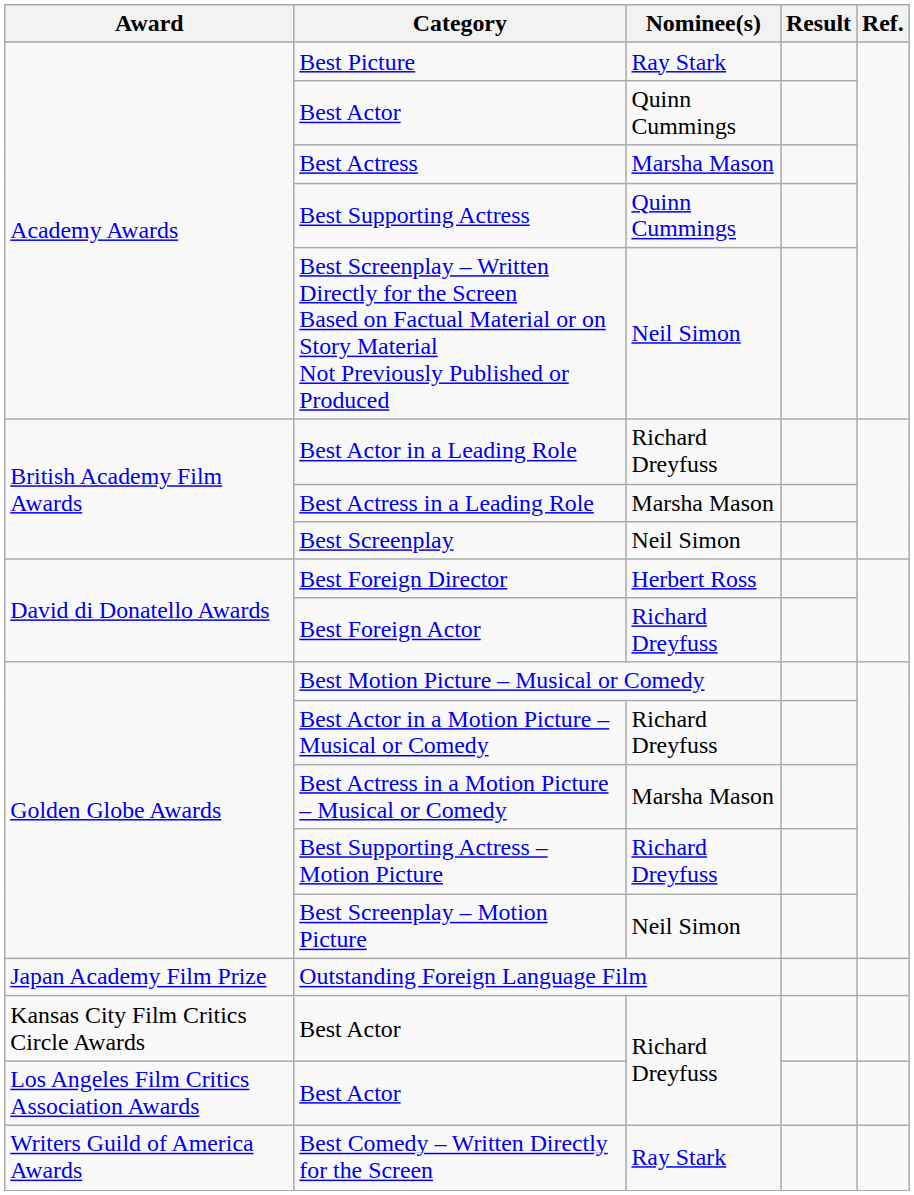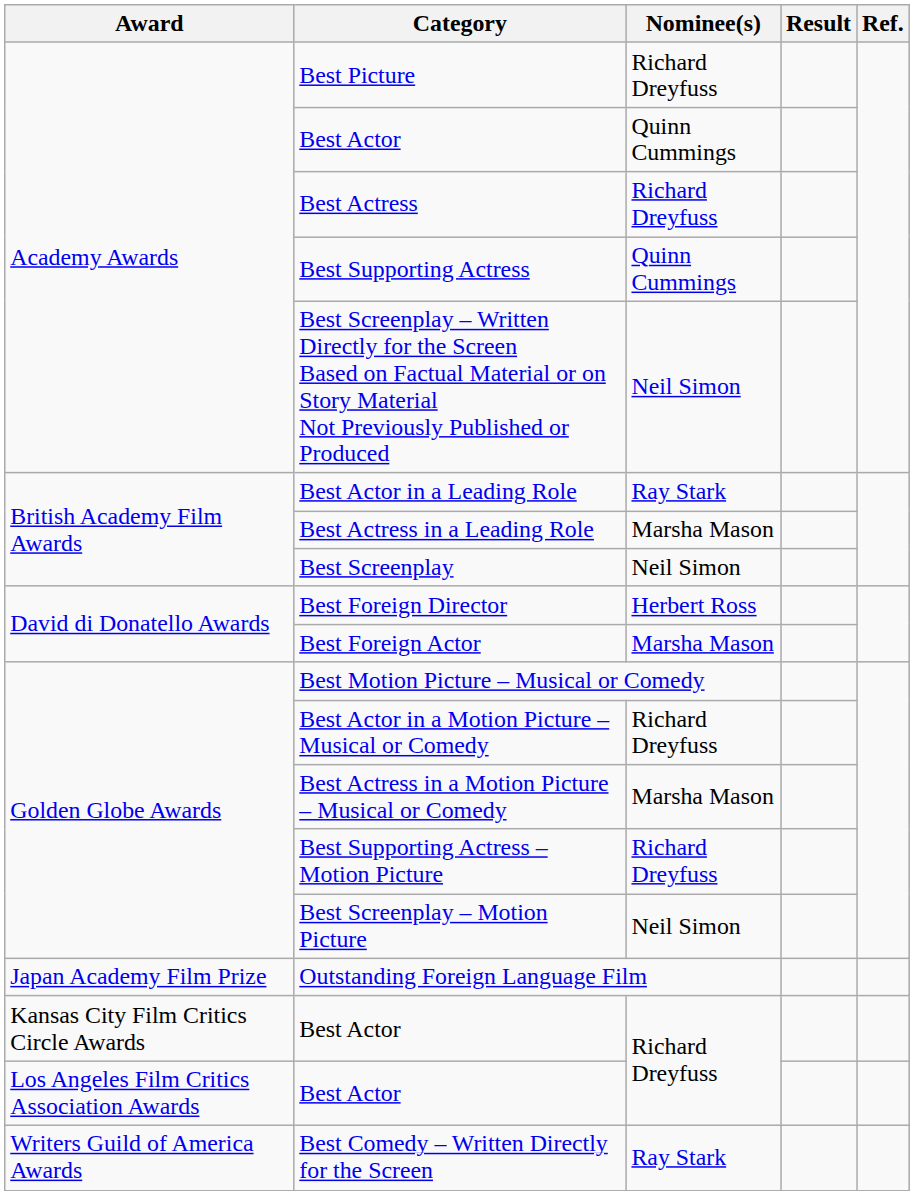(679, 61) Ray Stark -> (674, 74) Richard Dreyfuss
(703, 163) Marsha Mason -> (674, 203) Richard Dreyfuss
(674, 451) Richard Dreyfuss -> (679, 491) Ray Stark
(674, 629) Richard Dreyfuss -> (703, 642) Marsha Mason
